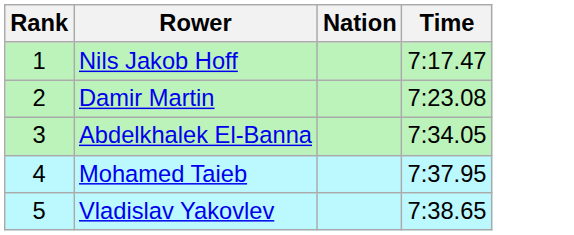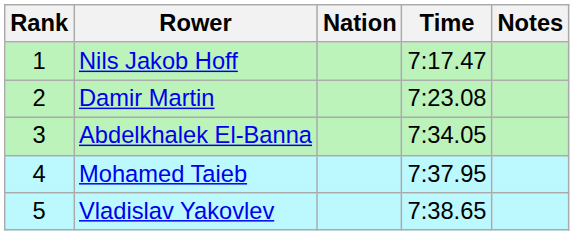+ column: (530, 23)
